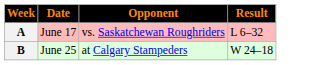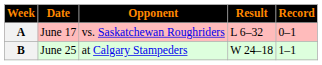+ column: (297, 13)
